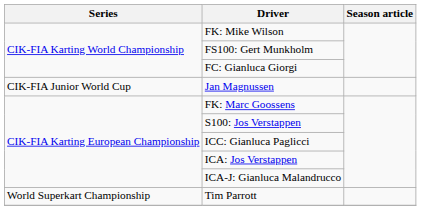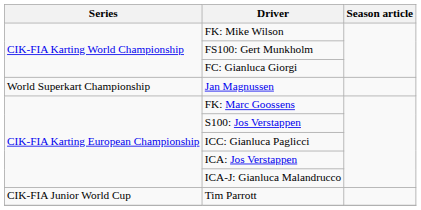(69, 86) CIK-FIA Junior World Cup -> (79, 86) World Superkart Championship
(79, 196) World Superkart Championship -> (69, 196) CIK-FIA Junior World Cup
